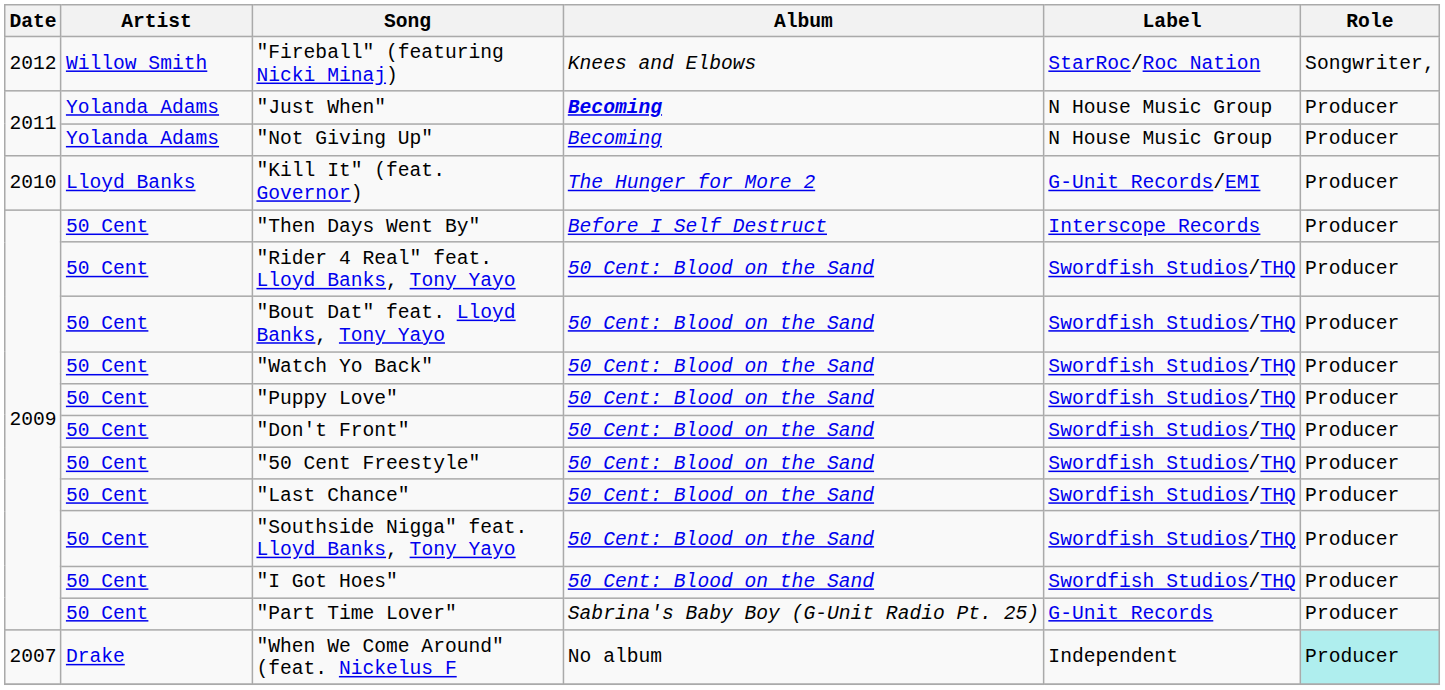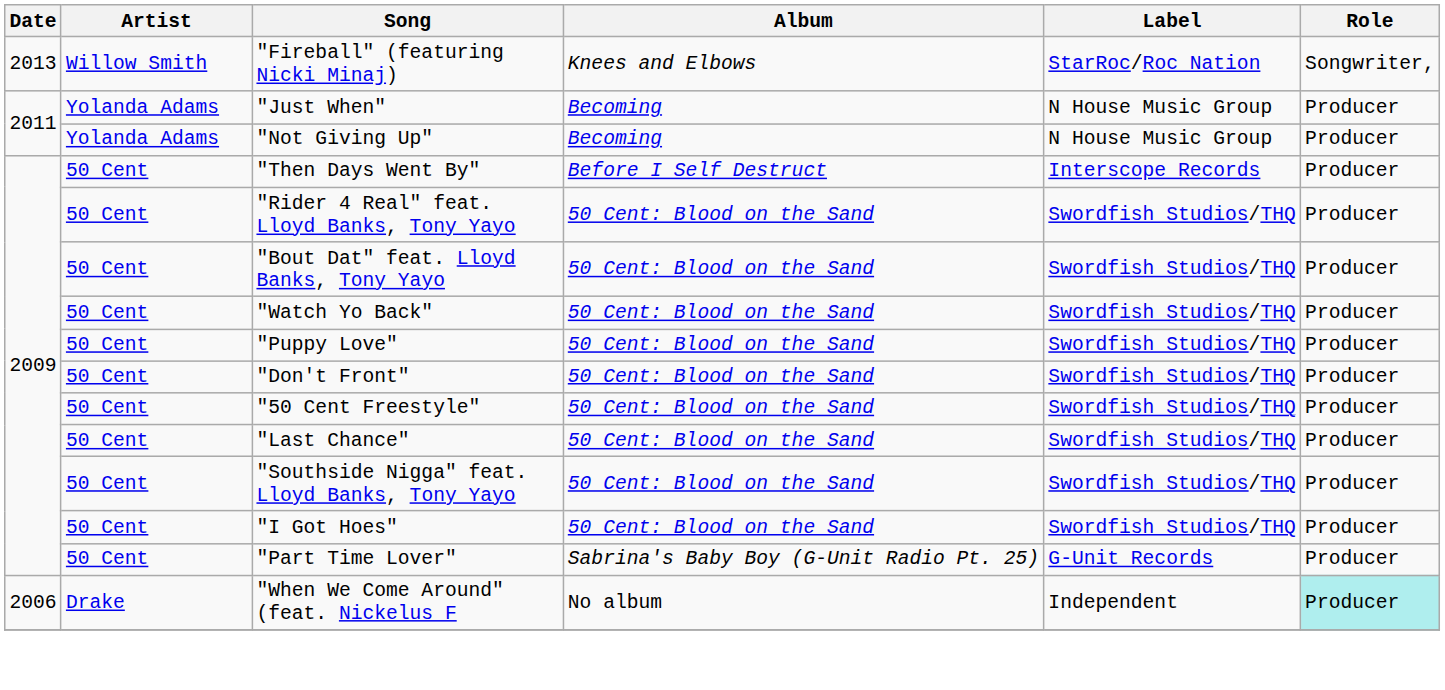(33, 64) 2012 -> (33, 64) 2013
(615, 107) bold -> (615, 107) normal
- row: (351, 183)
(33, 657) 2007 -> (33, 603) 2006
